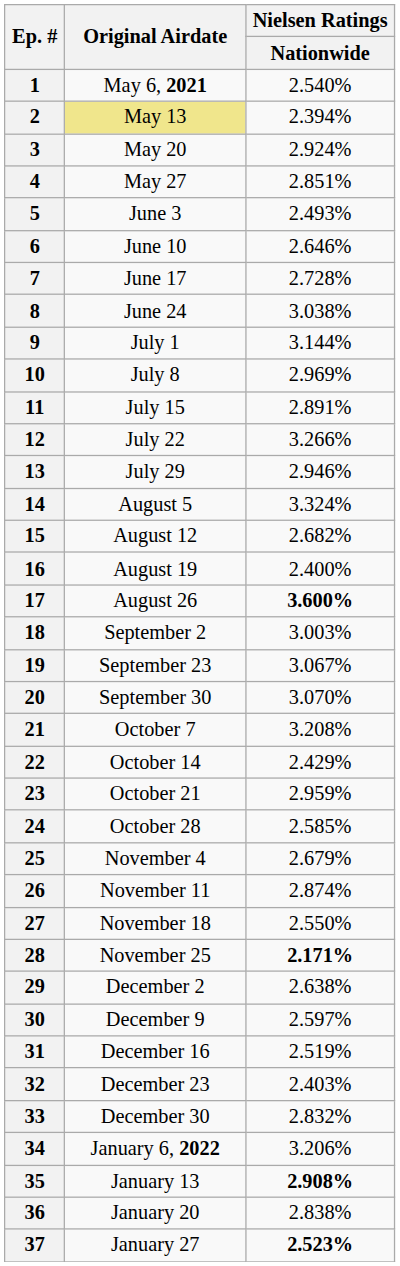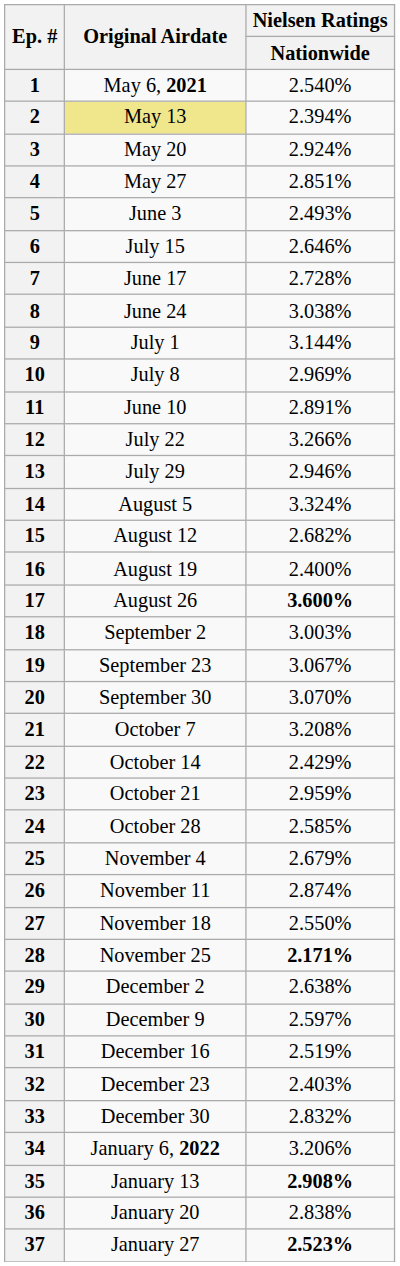(155, 246) June 10 -> (155, 246) July 15
(155, 407) July 15 -> (155, 407) June 10
